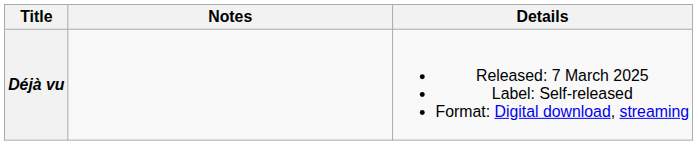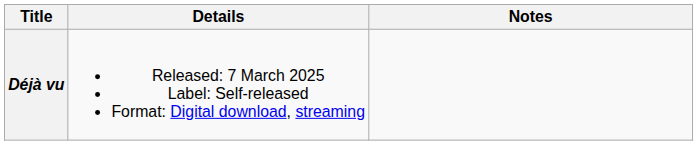columns swapped: (542, 17) <-> (230, 17)
